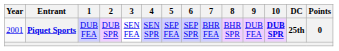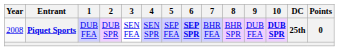(15, 29) 2001 -> (15, 29) 2008
(191, 29) normal -> (191, 29) bold
